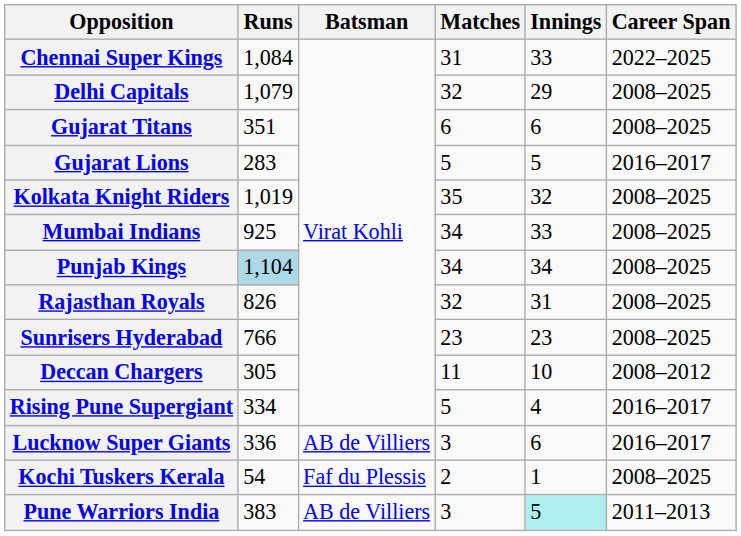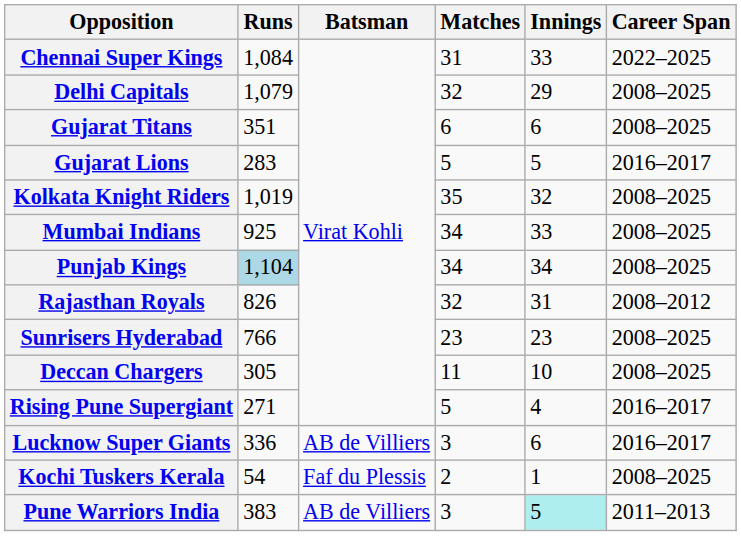(661, 302) 2008–2025 -> (661, 302) 2008–2012
(661, 372) 2008–2012 -> (661, 372) 2008–2025
(260, 407) 334 -> (260, 407) 271
